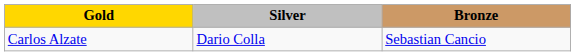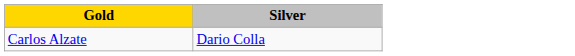- column: (476, 16)
